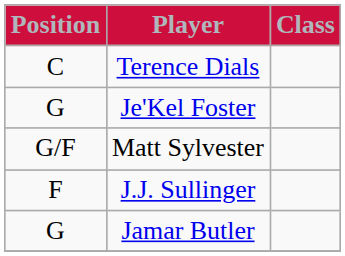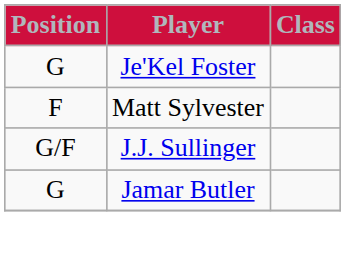- row: (188, 66)
(55, 148) G/F -> (55, 107) F
(55, 189) F -> (55, 148) G/F
